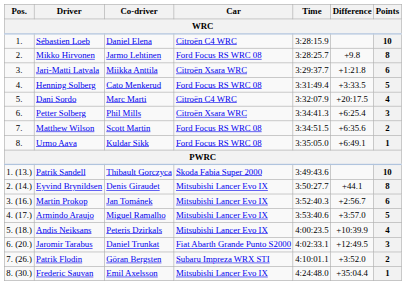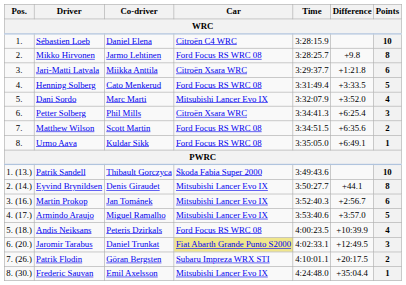(206, 99) Citroën C4 WRC -> (222, 99) Mitsubishi Lancer Evo IX
(352, 99) +20:17.5 -> (352, 99) +3:52.0
(222, 230) Mitsubishi Lancer Evo IX -> (219, 230) Ford Focus RS WRC 08
(234, 245) no background -> (234, 245) khaki background
(352, 259) +3:52.0 -> (352, 259) +20:17.5
